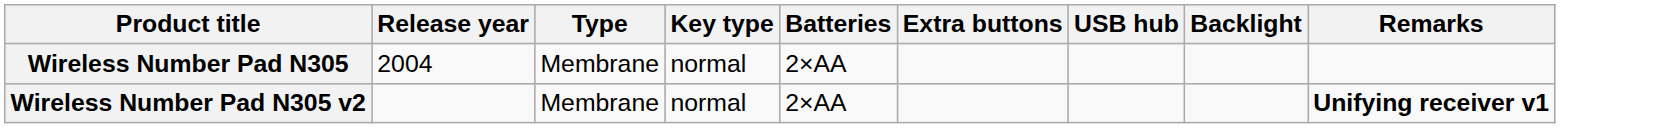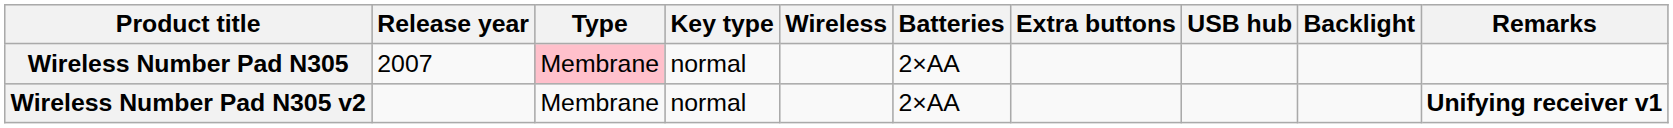+ column: (836, 24)
(405, 63) 2004 -> (405, 63) 2007
(600, 63) no background -> (600, 63) pink background
